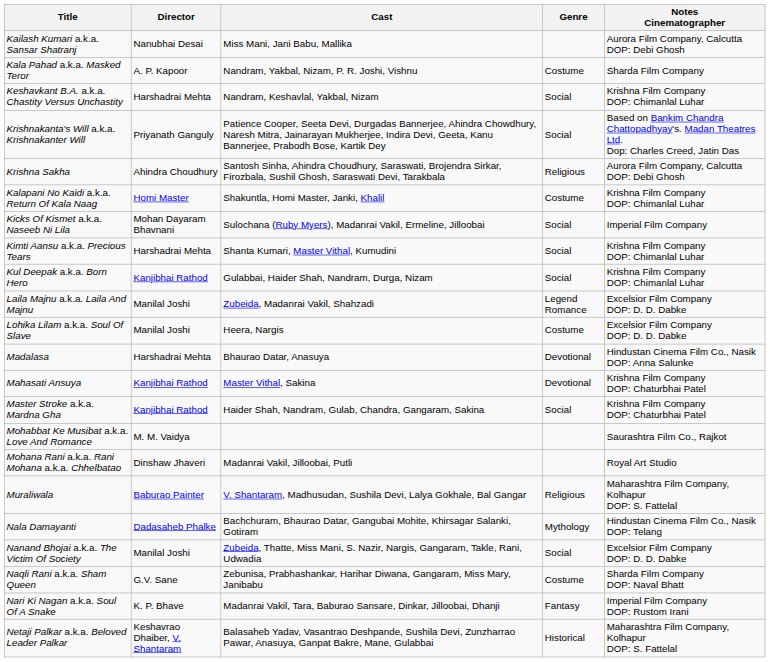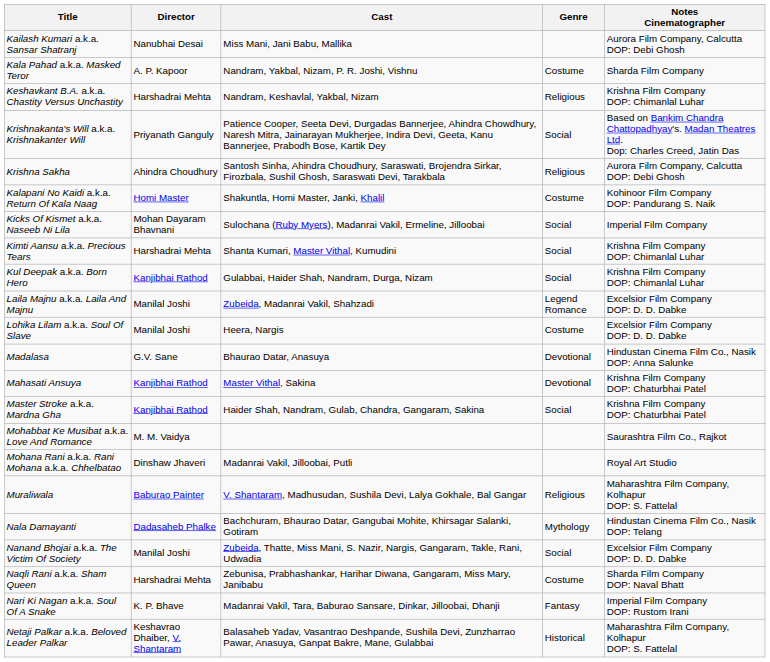(558, 97) Social -> (565, 97) Religious
(656, 198) Krishna Film Company DOP: Chimanlal Luhar -> (661, 198) Kohinoor Film Company DOP: Pandurang S. Naik
(172, 357) Harshadrai Mehta -> (156, 357) G.V. Sane
(156, 579) G.V. Sane -> (172, 579) Harshadrai Mehta
